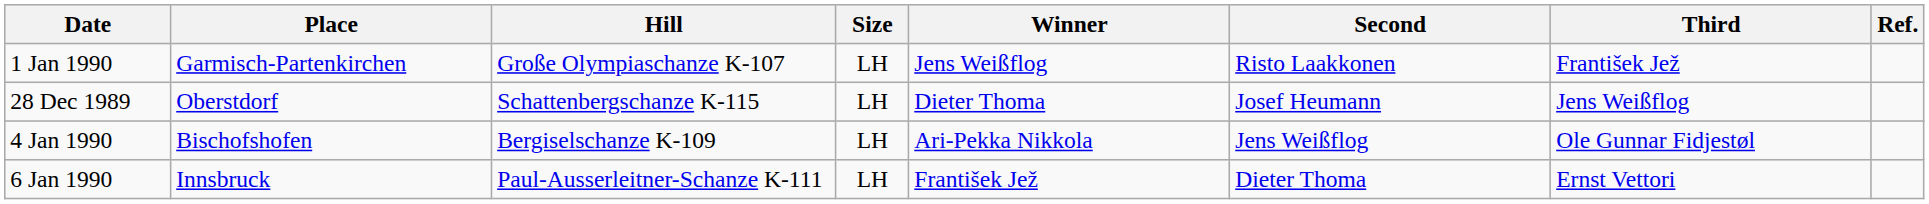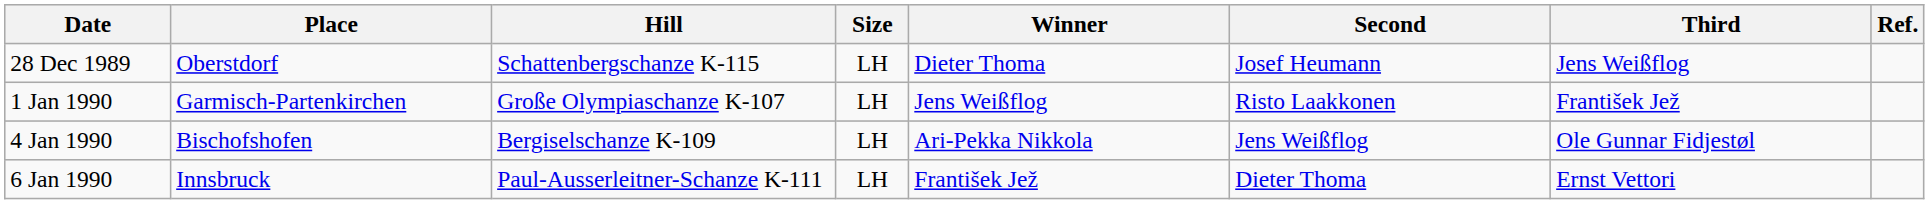rows swapped: (70, 101) <-> (61, 62)
